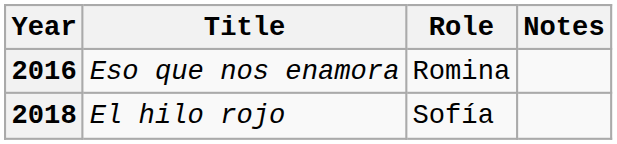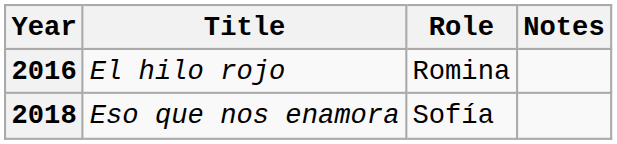(245, 71) Eso que nos enamora -> (188, 71) El hilo rojo
(188, 116) El hilo rojo -> (245, 116) Eso que nos enamora
